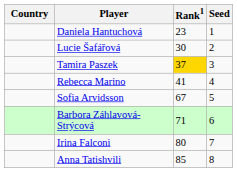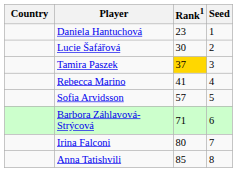(181, 98) 67 -> (181, 98) 57
